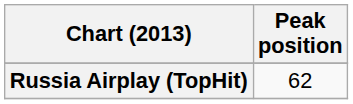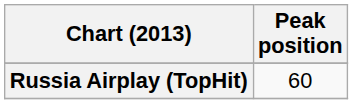(300, 80) 62 -> (300, 80) 60
